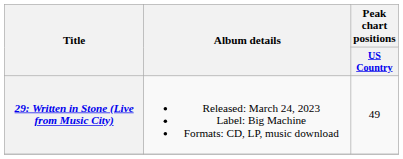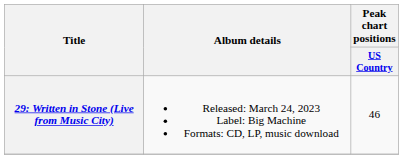(374, 114) 49 -> (374, 114) 46
